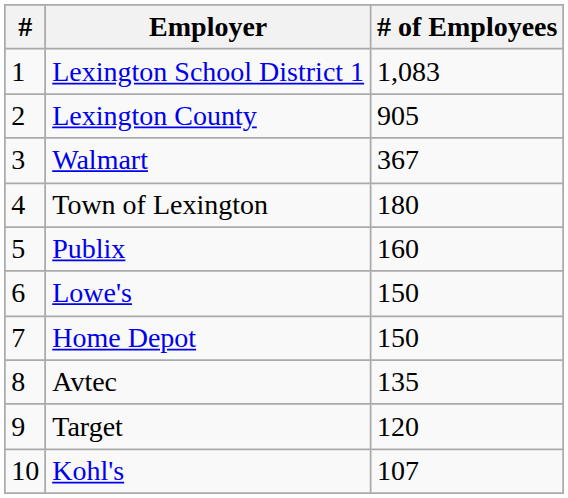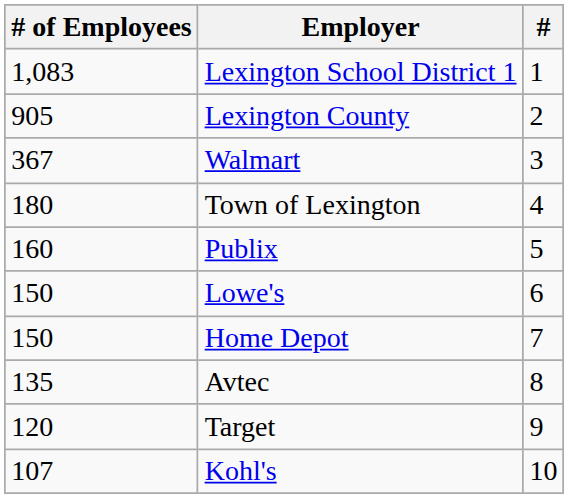columns swapped: (25, 26) <-> (467, 26)
